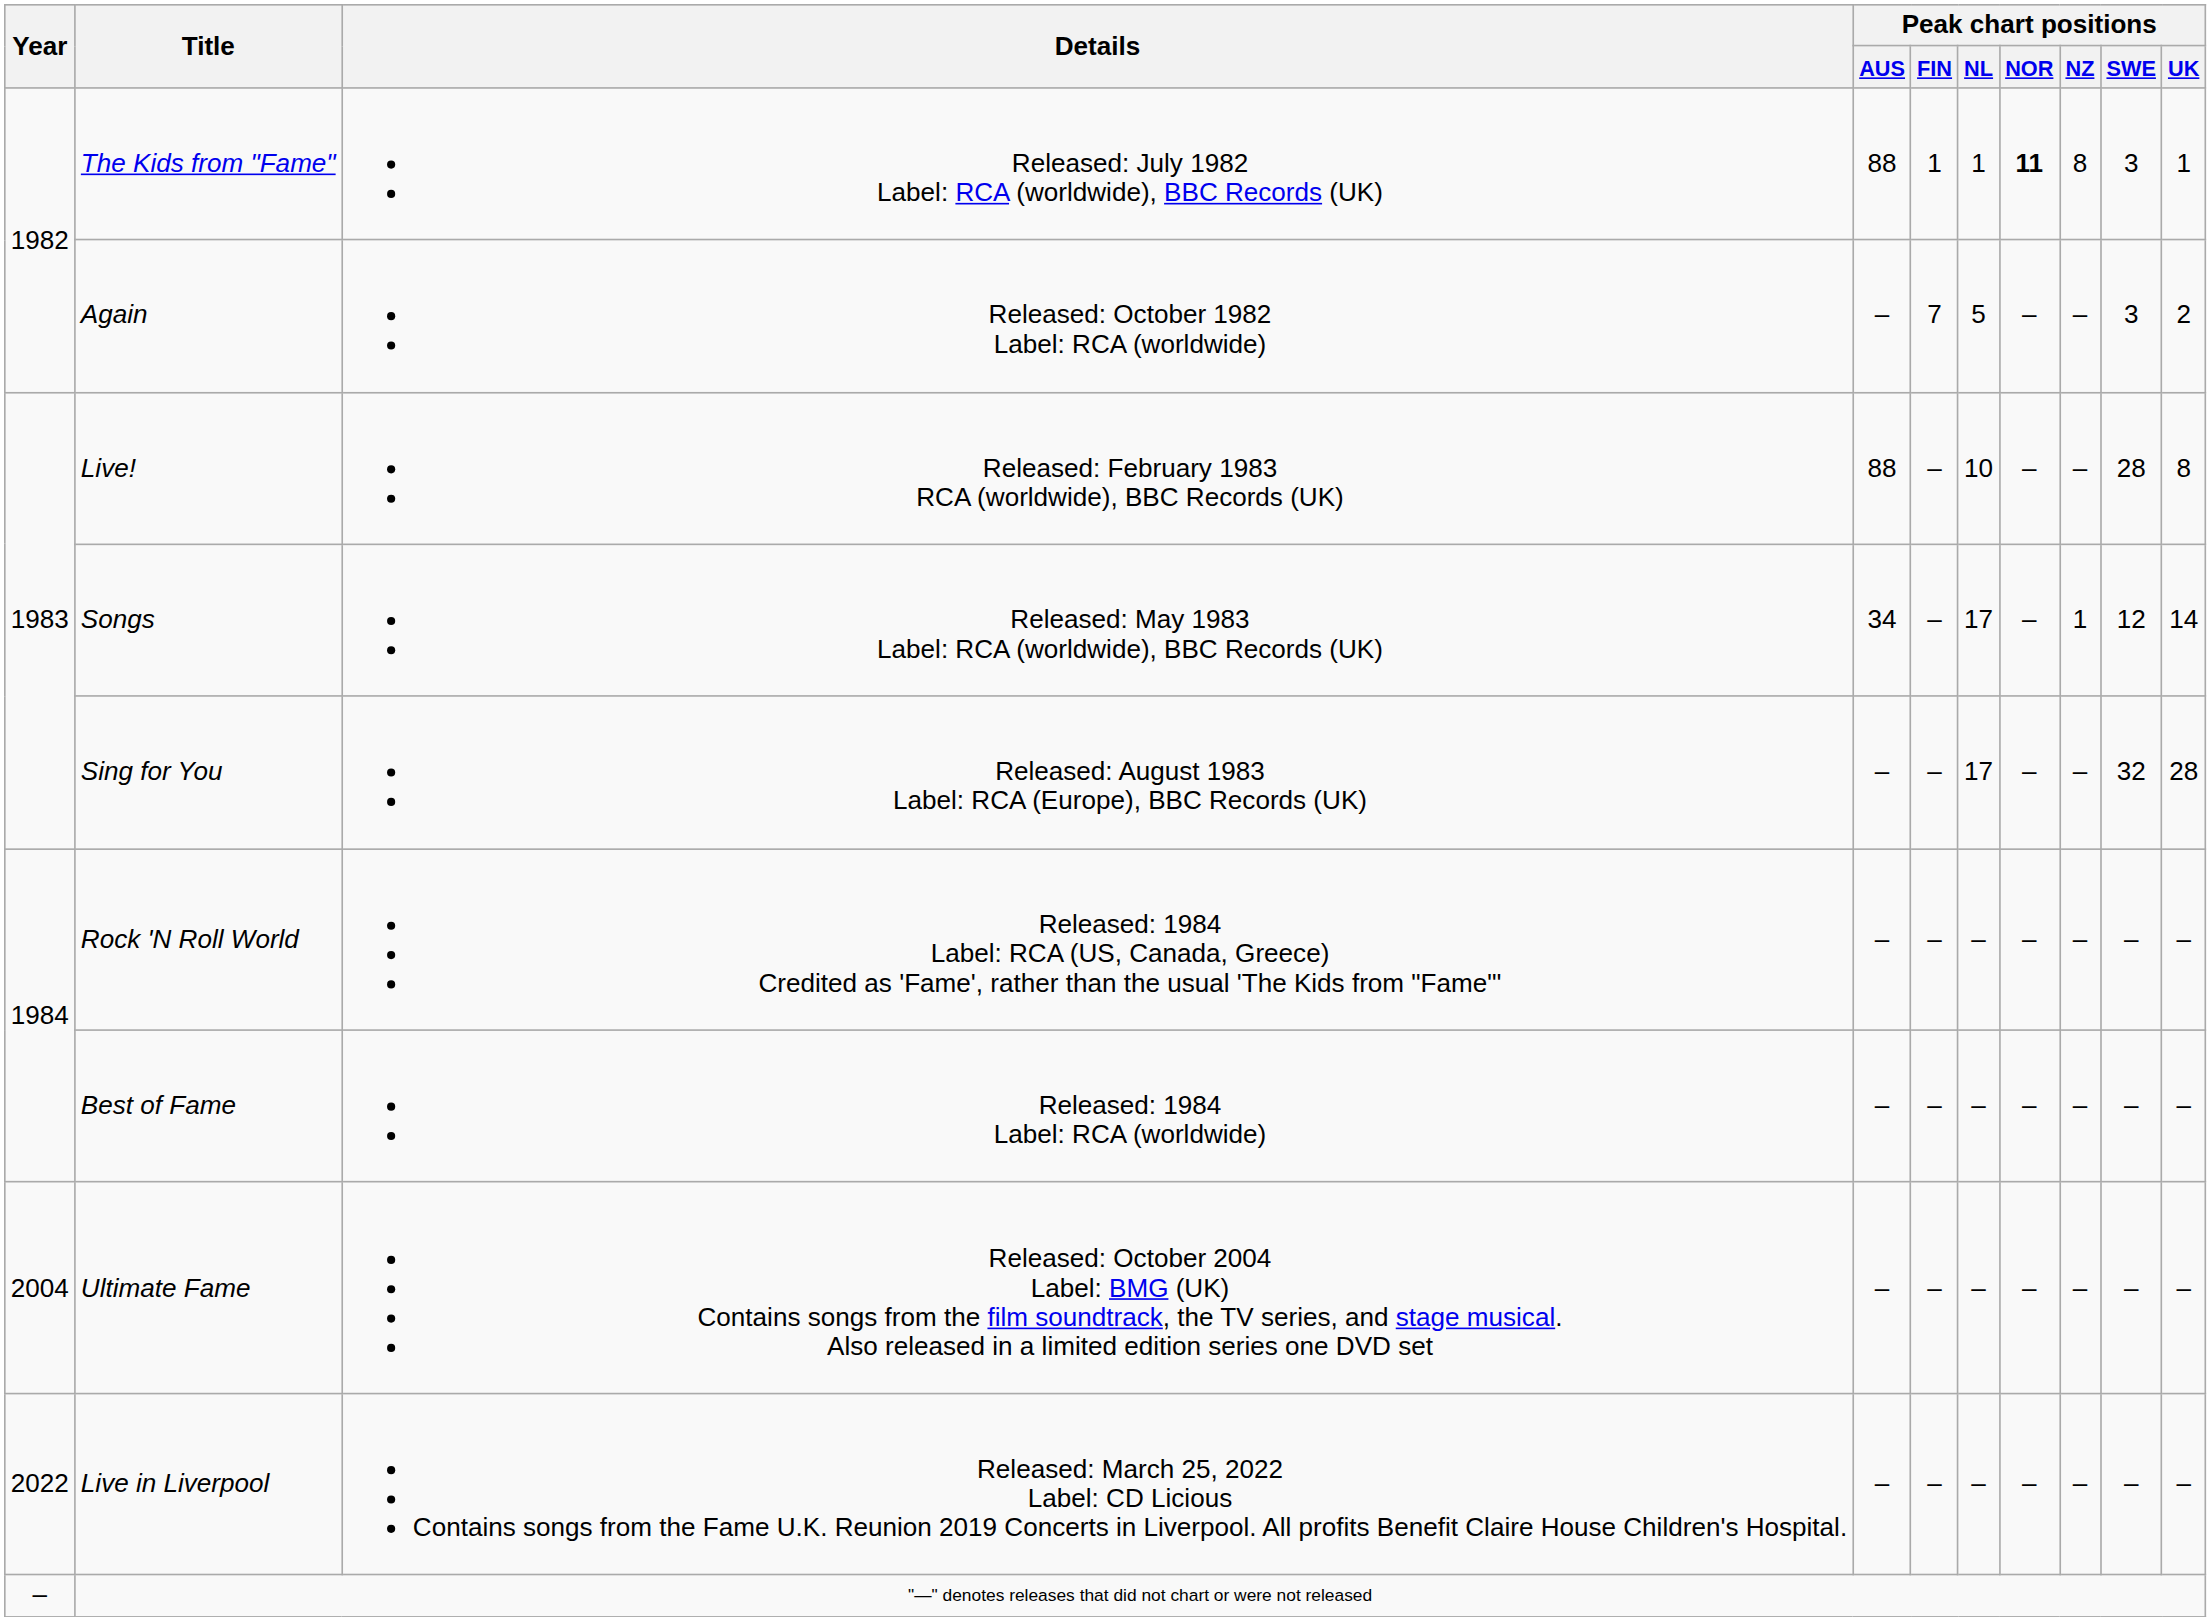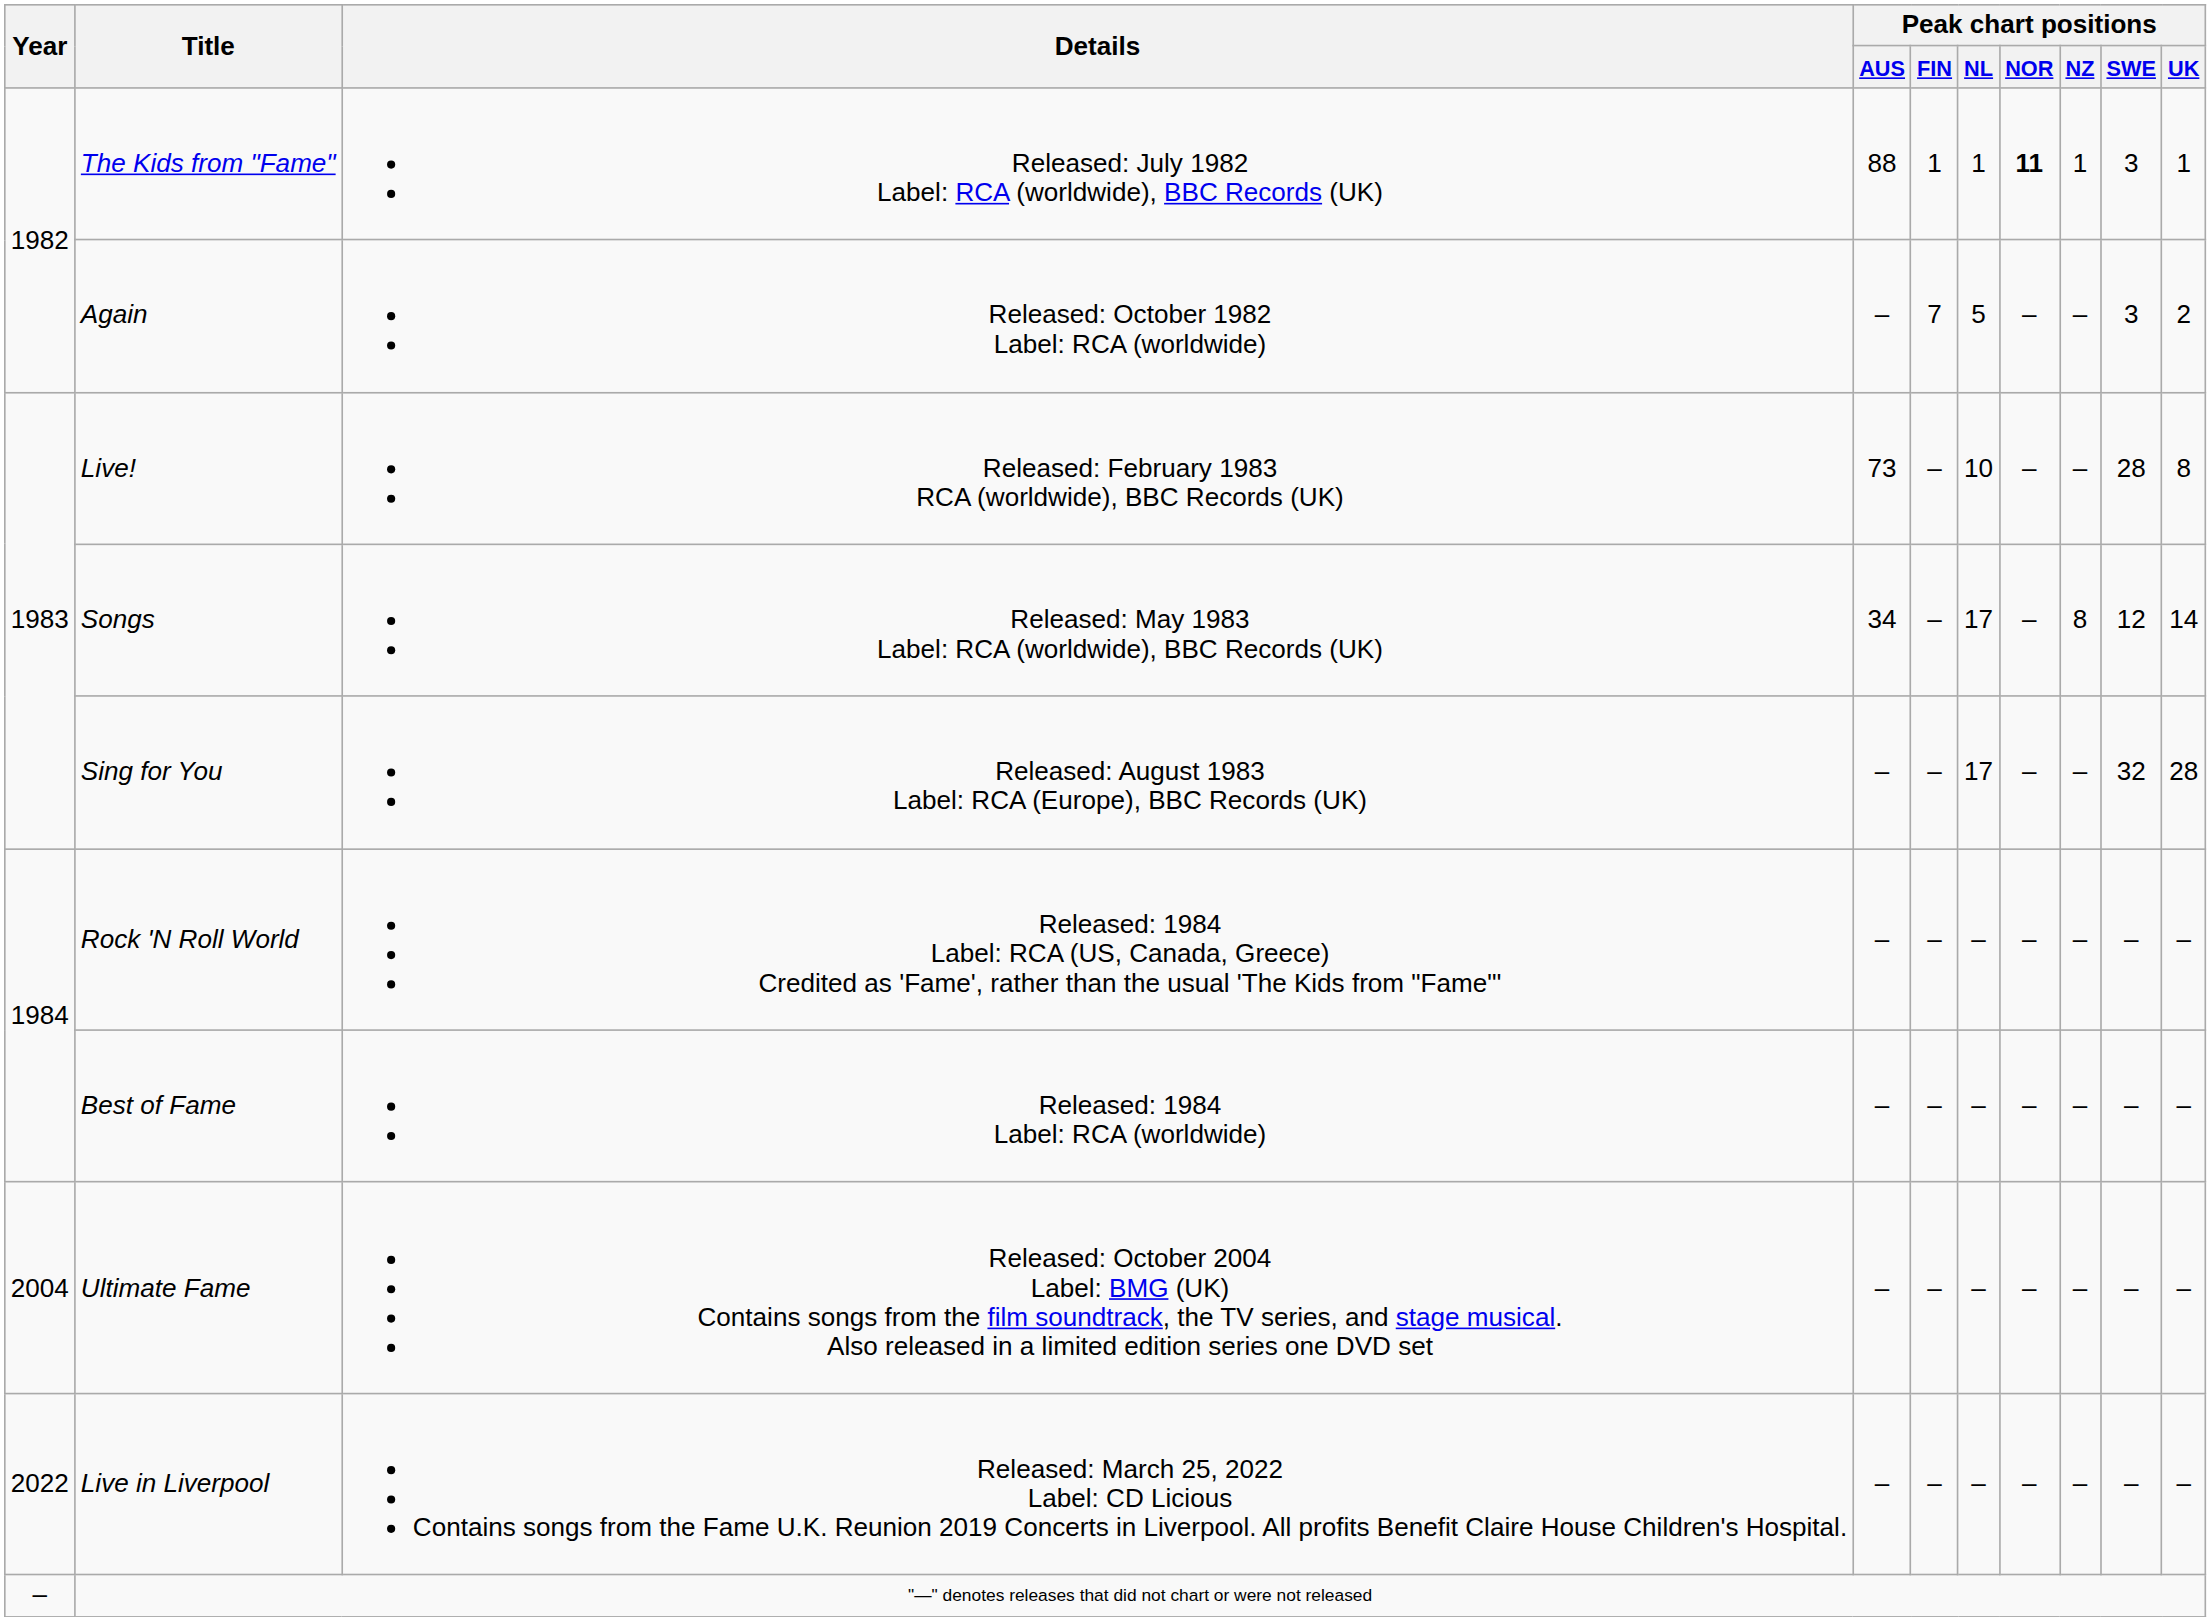(2080, 163) 8 -> (2080, 163) 1
(1882, 467) 88 -> (1882, 467) 73
(2080, 619) 1 -> (2080, 619) 8
